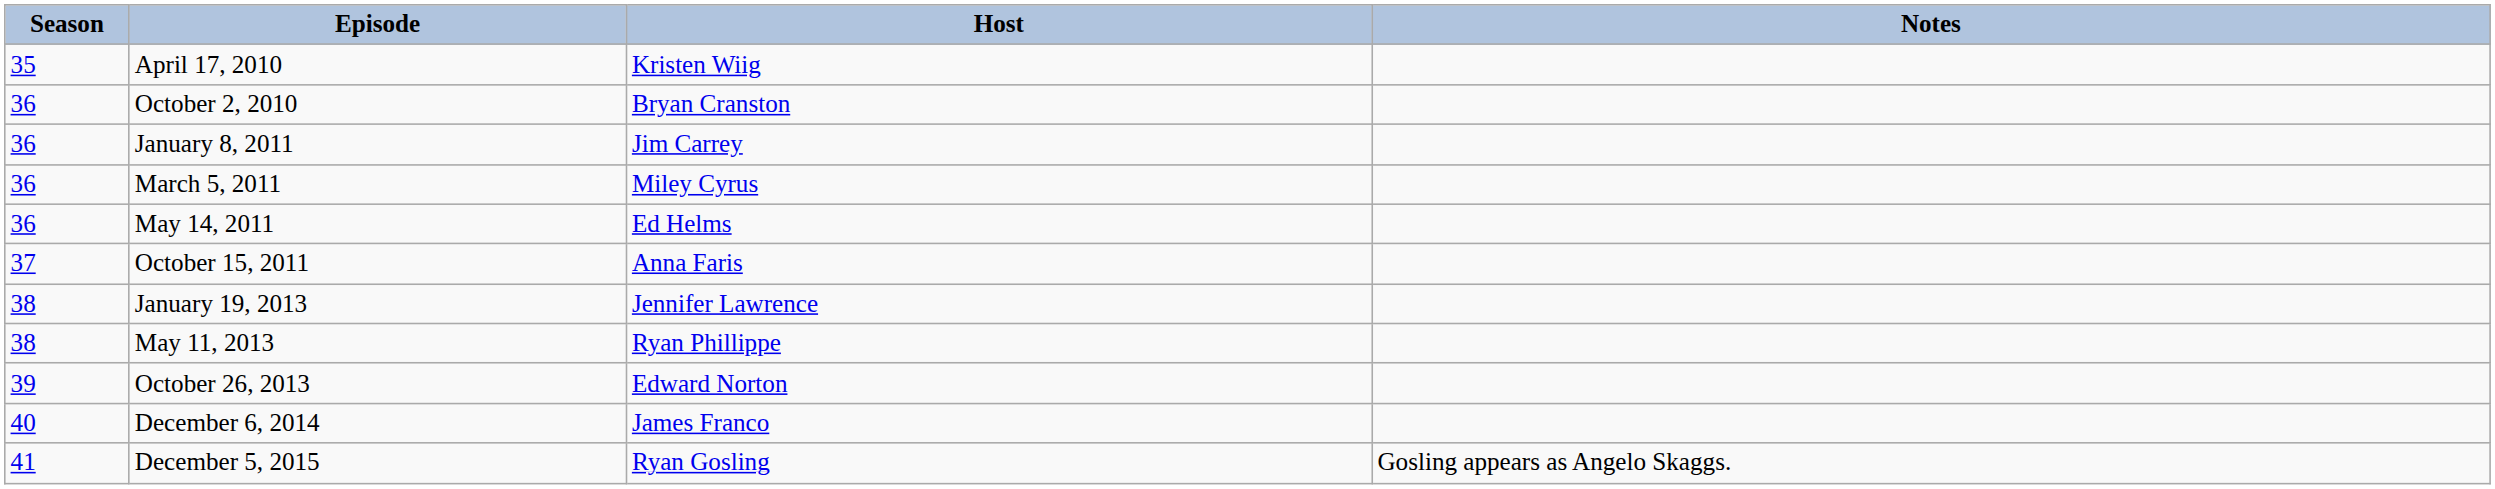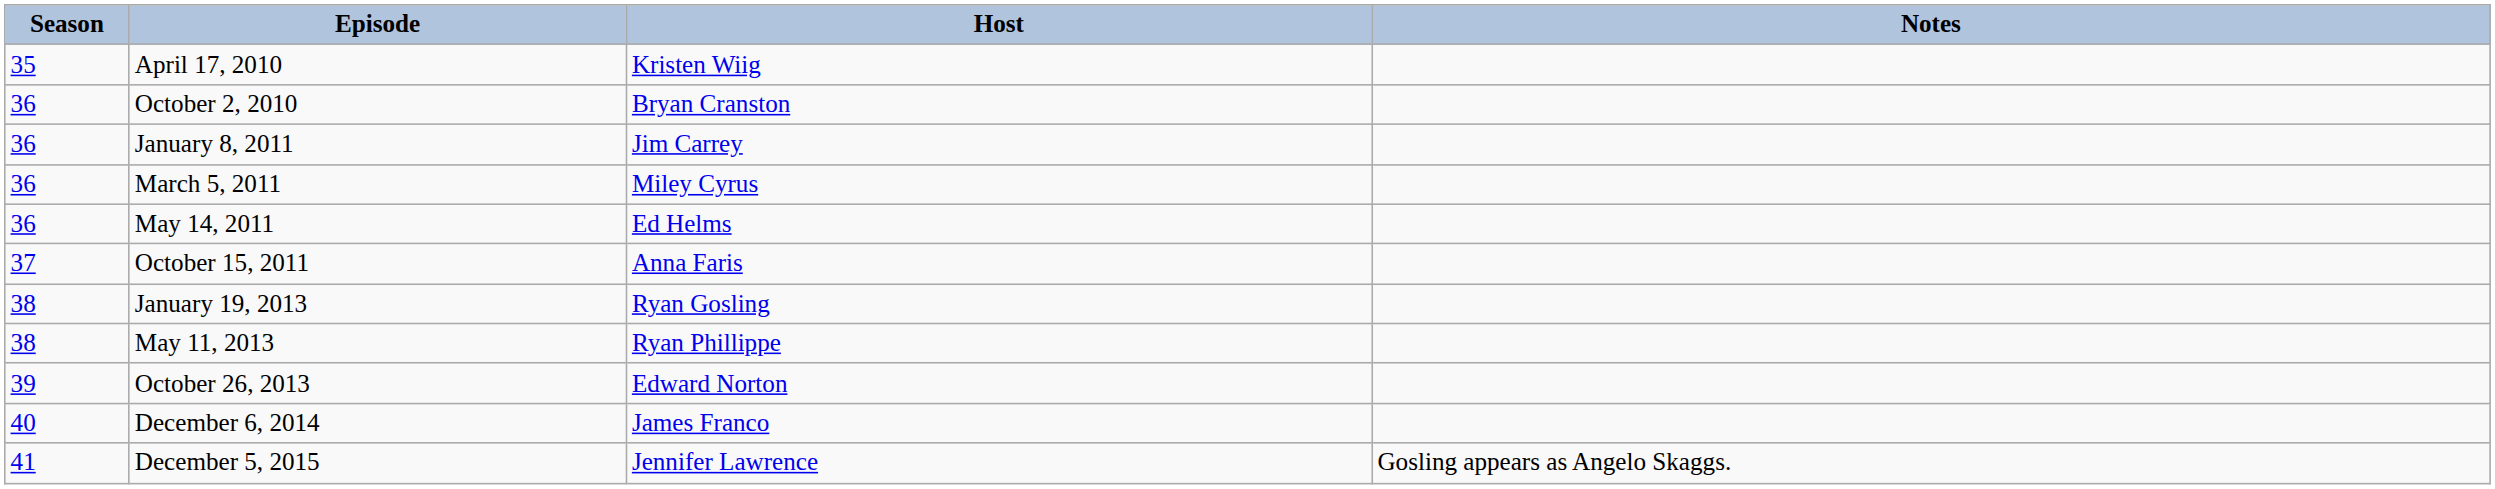(725, 303) Jennifer Lawrence -> (701, 303) Ryan Gosling
(701, 462) Ryan Gosling -> (725, 462) Jennifer Lawrence
